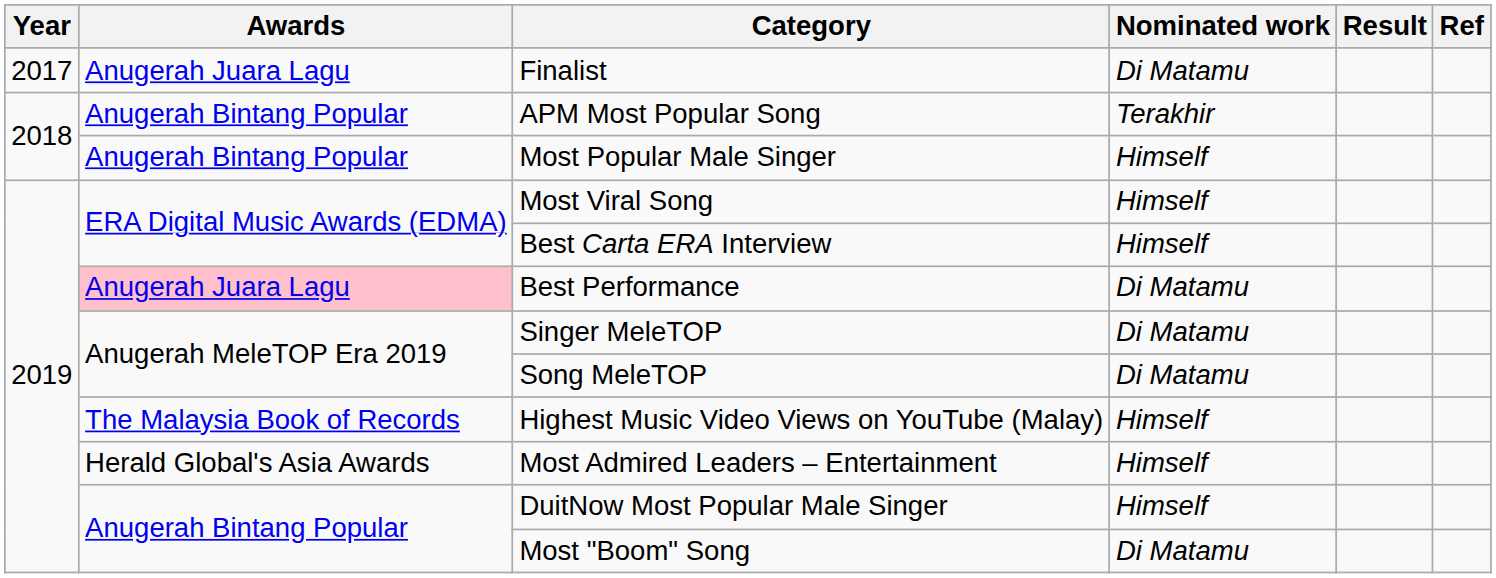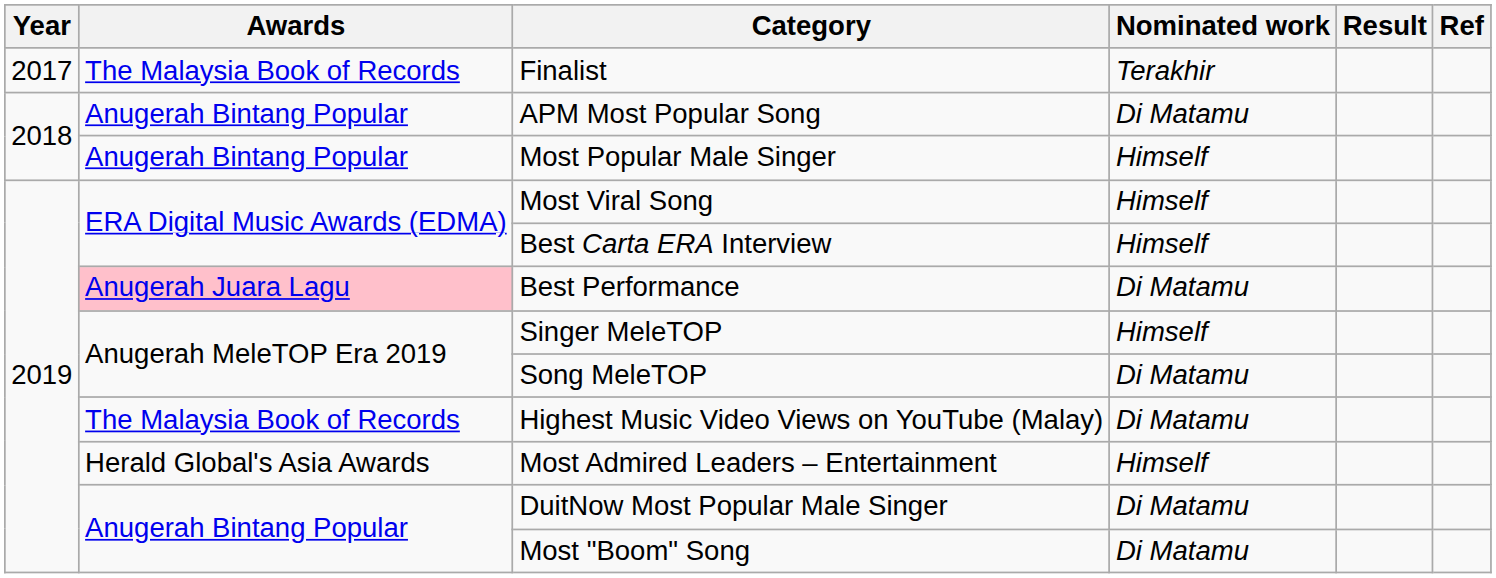(217, 69) Anugerah Juara Lagu -> (272, 69) The Malaysia Book of Records
(1182, 69) Di Matamu -> (1165, 69) Terakhir
(1165, 113) Terakhir -> (1182, 113) Di Matamu
(1182, 331) Di Matamu -> (1162, 331) Himself
(1162, 419) Himself -> (1182, 419) Di Matamu
(1162, 506) Himself -> (1182, 506) Di Matamu
